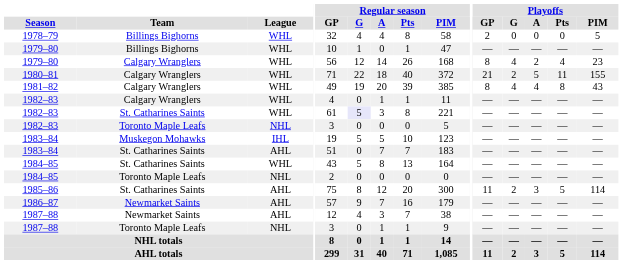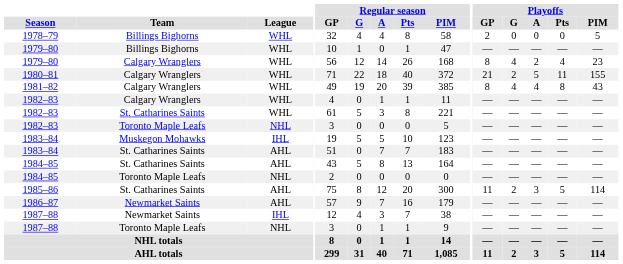(359, 112) lavender background -> (359, 112) no background
(280, 164) WHL -> (280, 164) AHL
(280, 215) AHL -> (280, 215) IHL
